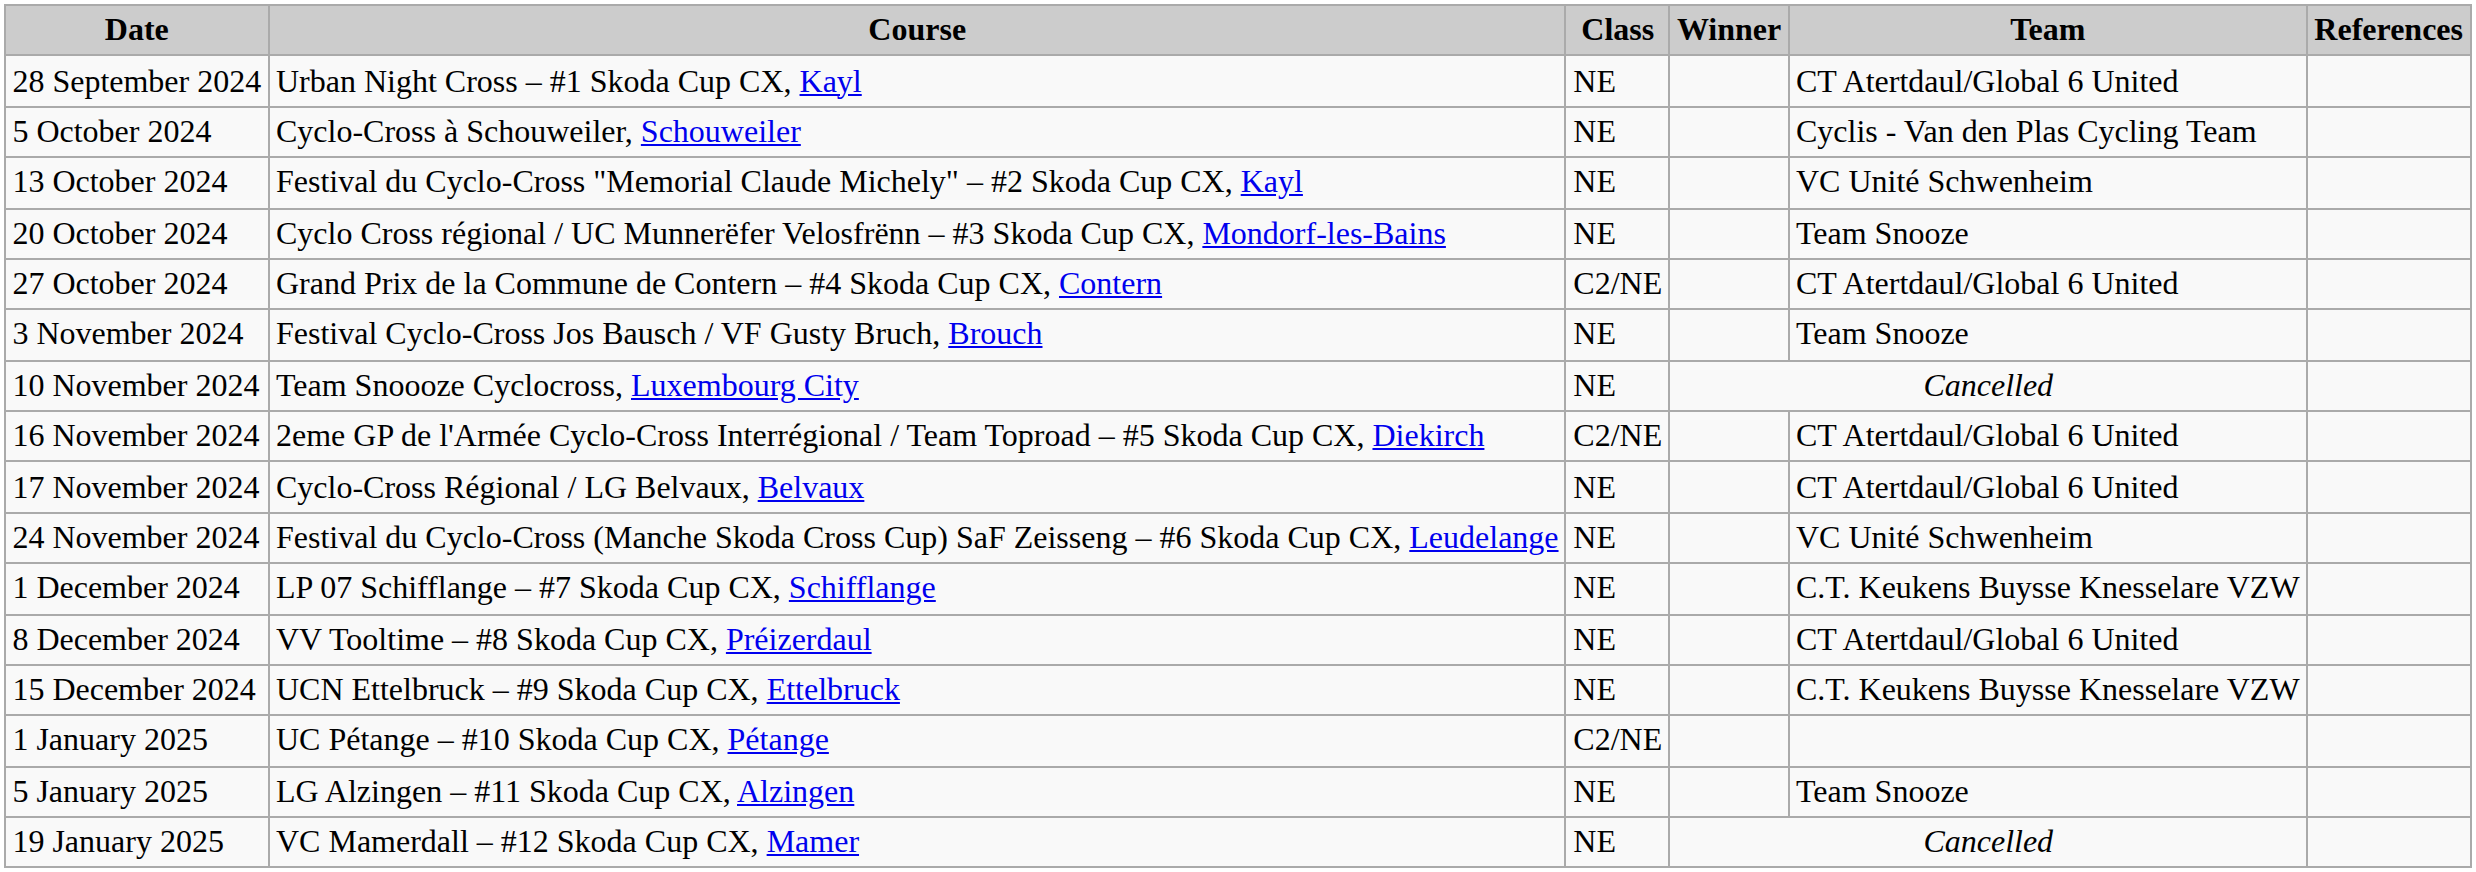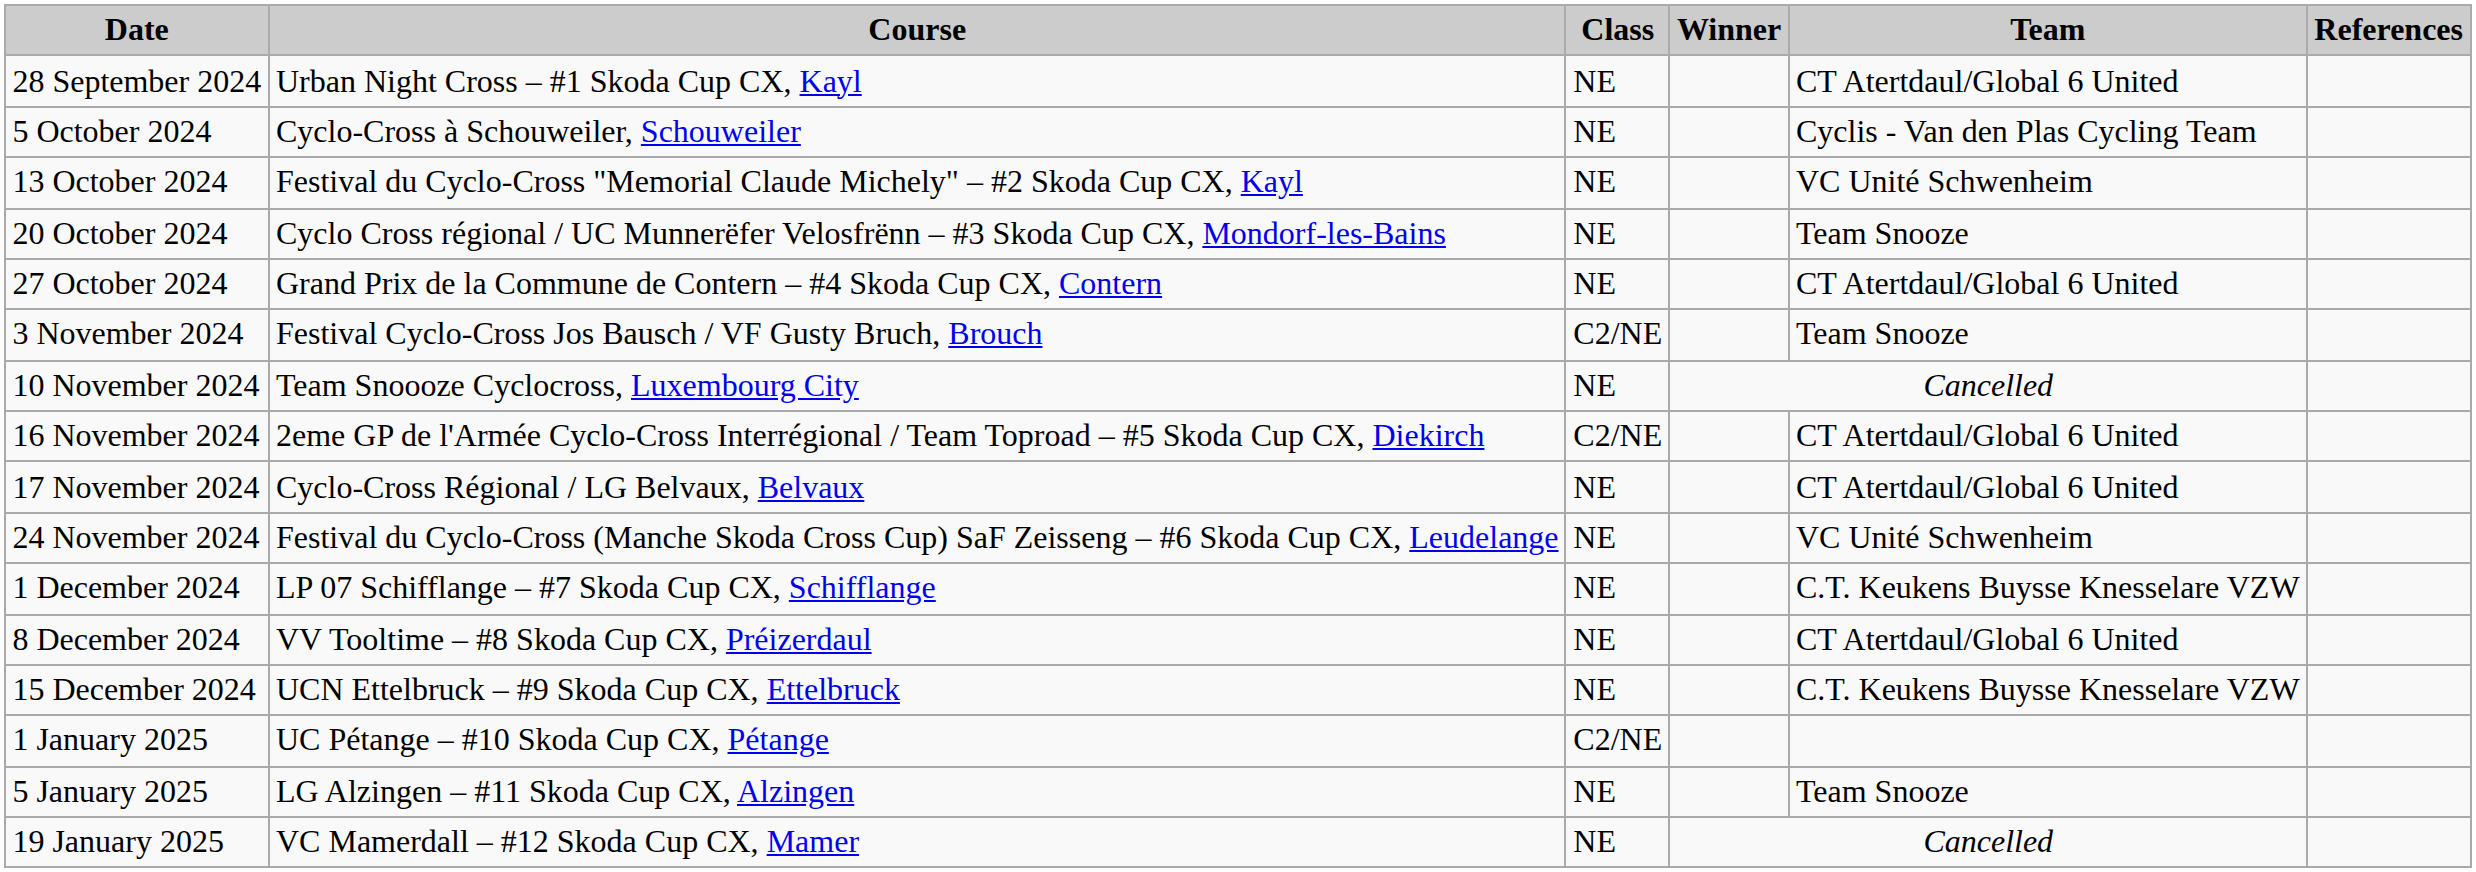(1618, 283) C2/NE -> (1595, 283) NE
(1595, 334) NE -> (1618, 334) C2/NE
